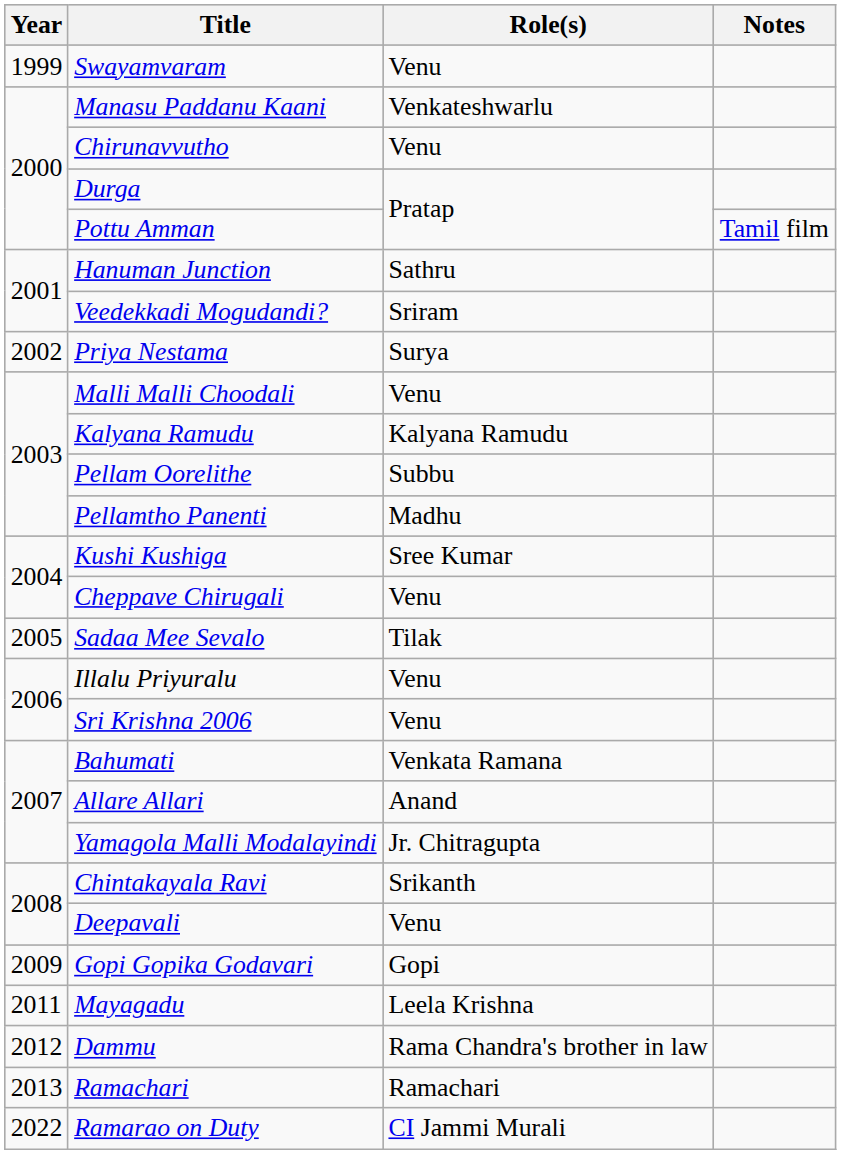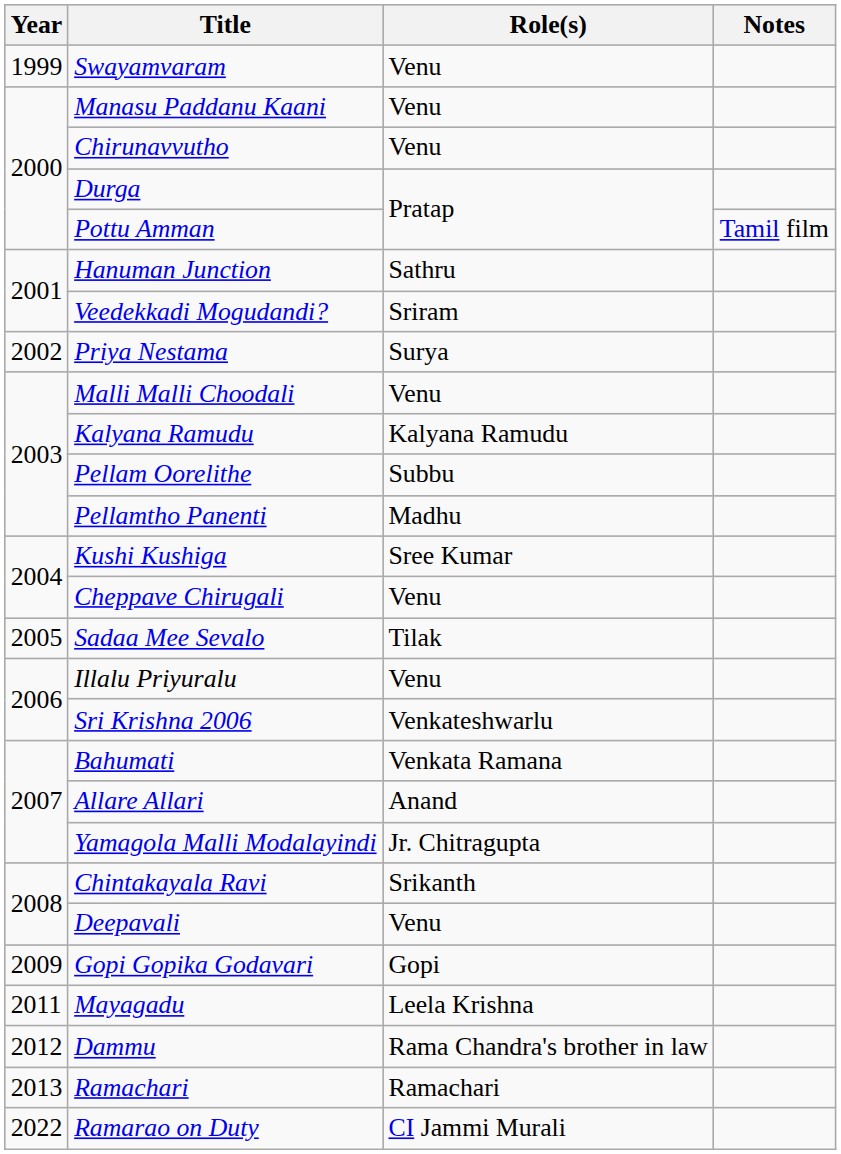(471, 106) Venkateshwarlu -> (415, 106) Venu
(415, 719) Venu -> (471, 719) Venkateshwarlu
